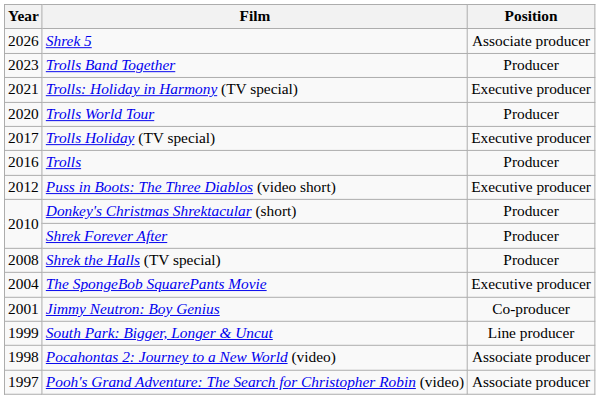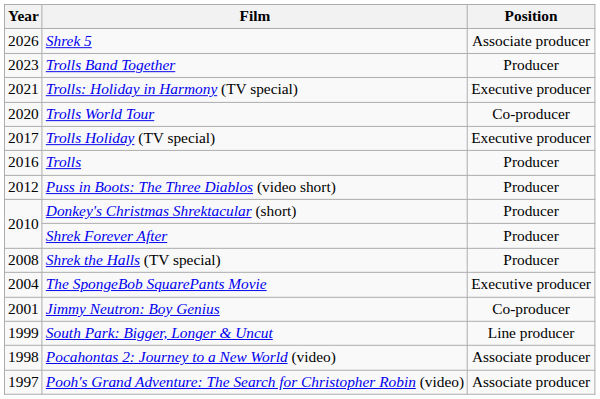(531, 114) Producer -> (531, 114) Co-producer
(531, 187) Executive producer -> (531, 187) Producer
